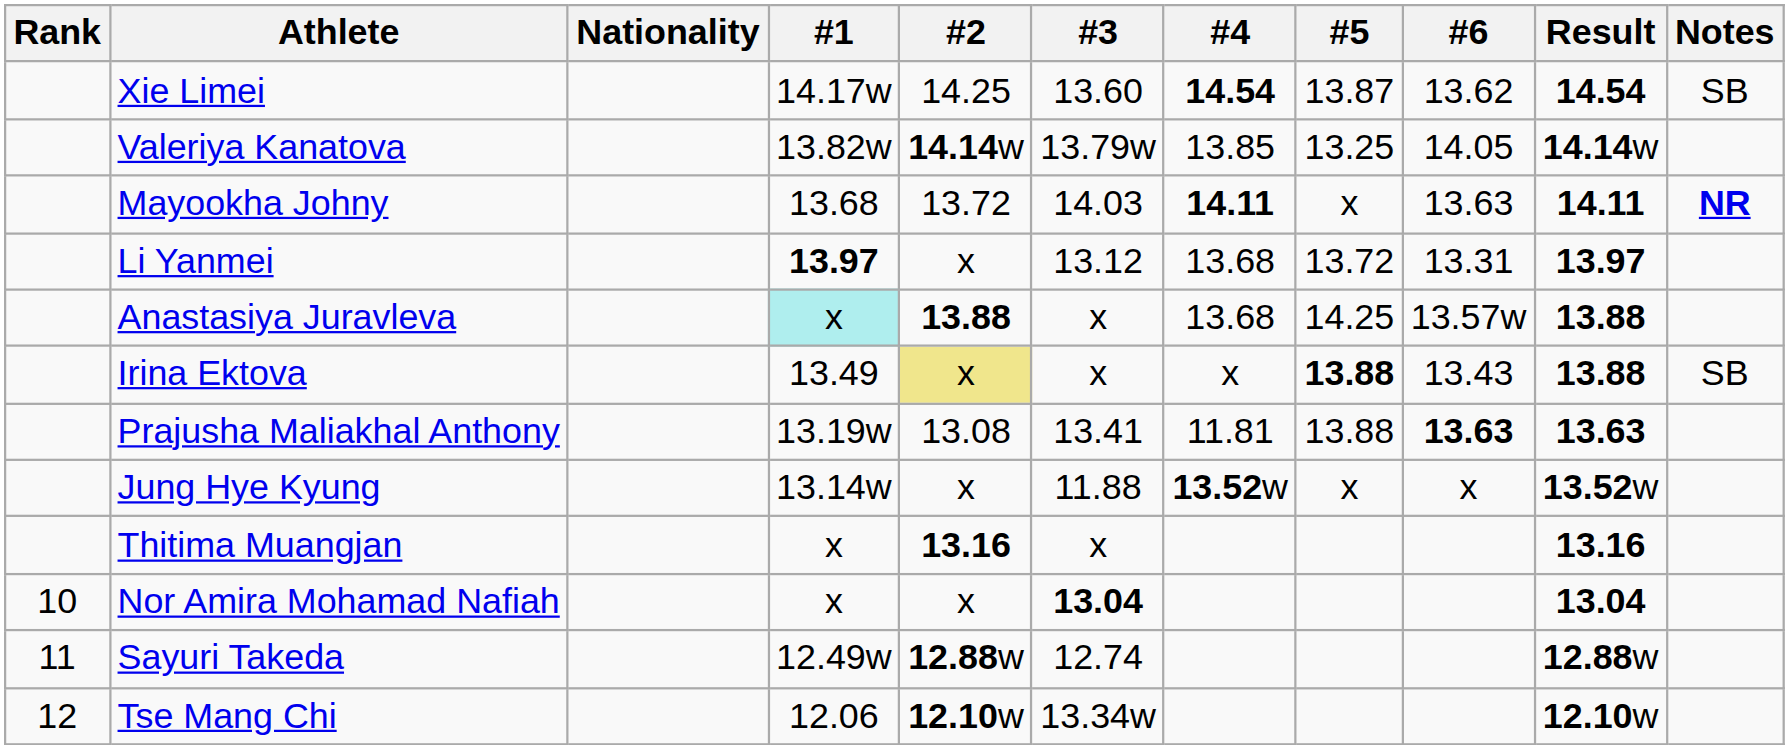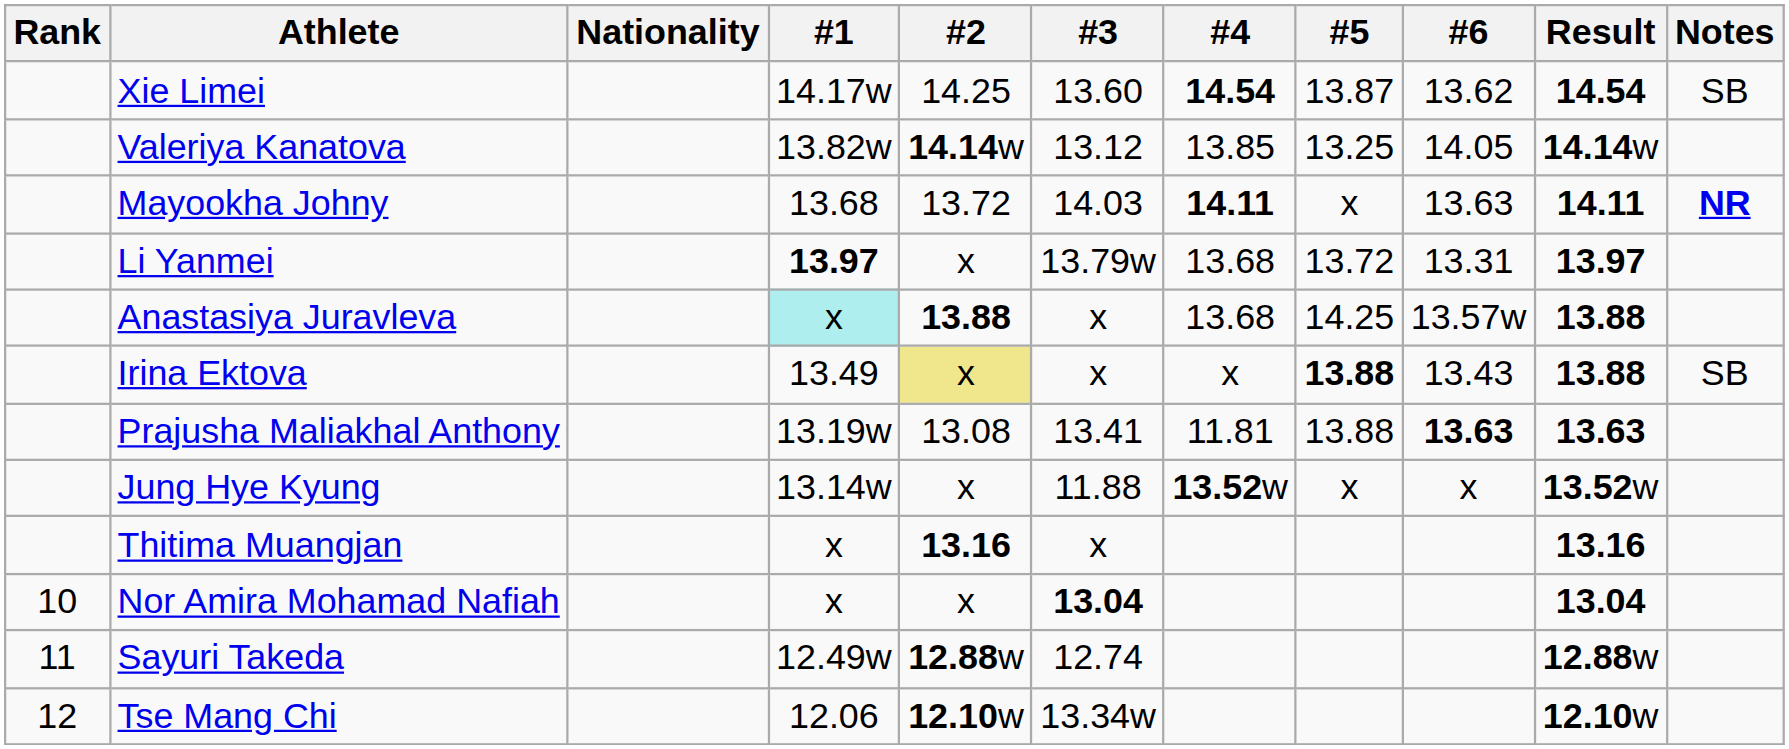(1098, 146) 13.79w -> (1098, 146) 13.12
(1098, 260) 13.12 -> (1098, 260) 13.79w
